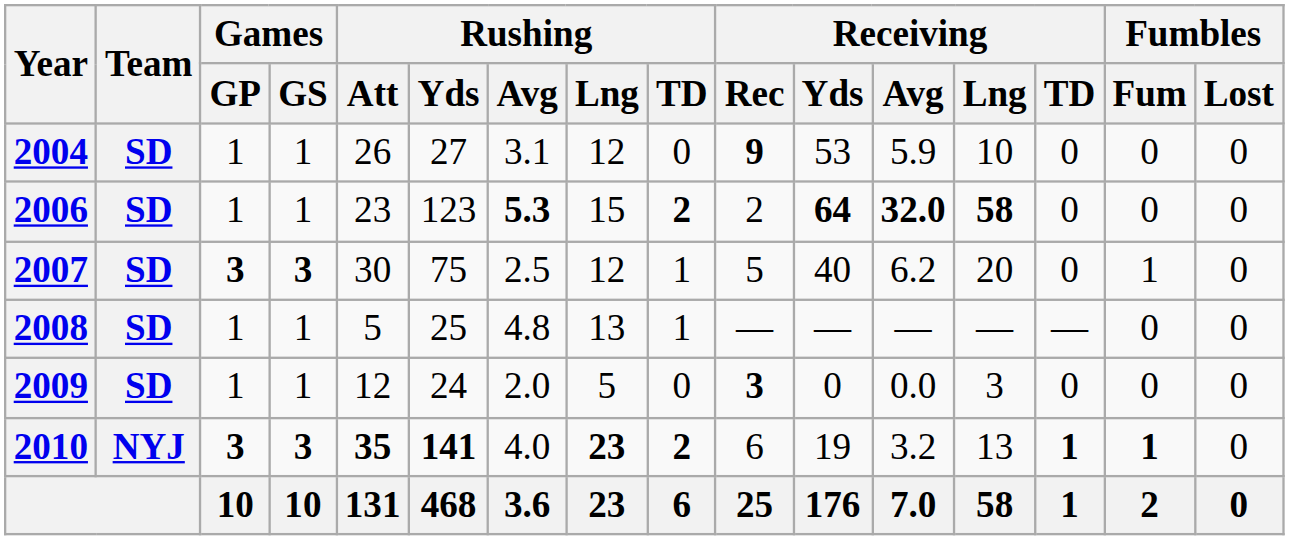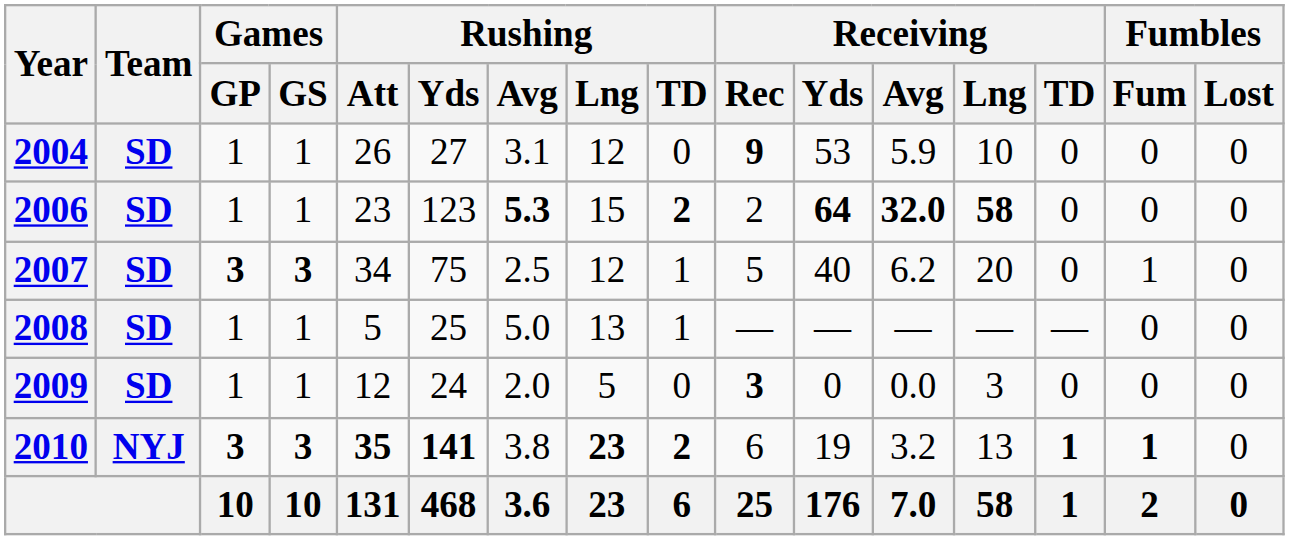(373, 269) 30 -> (373, 269) 34
(527, 328) 4.8 -> (527, 328) 5.0
(527, 446) 4.0 -> (527, 446) 3.8
